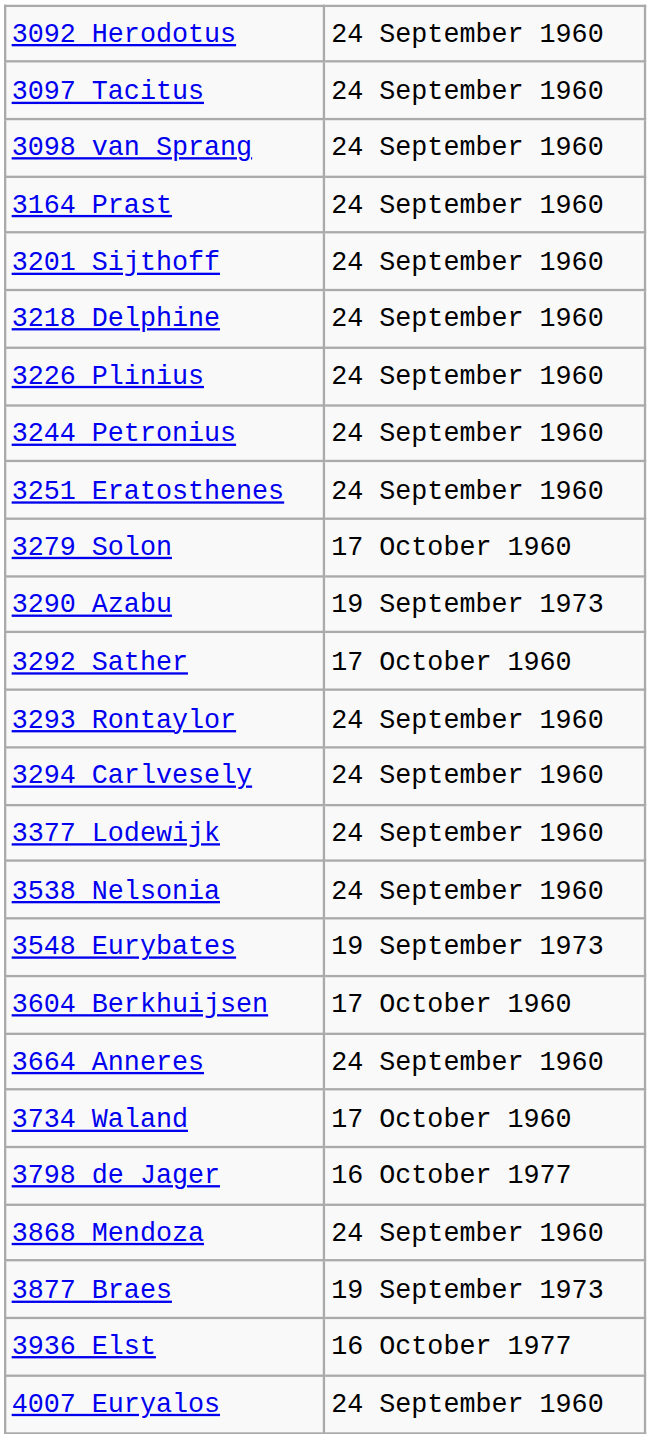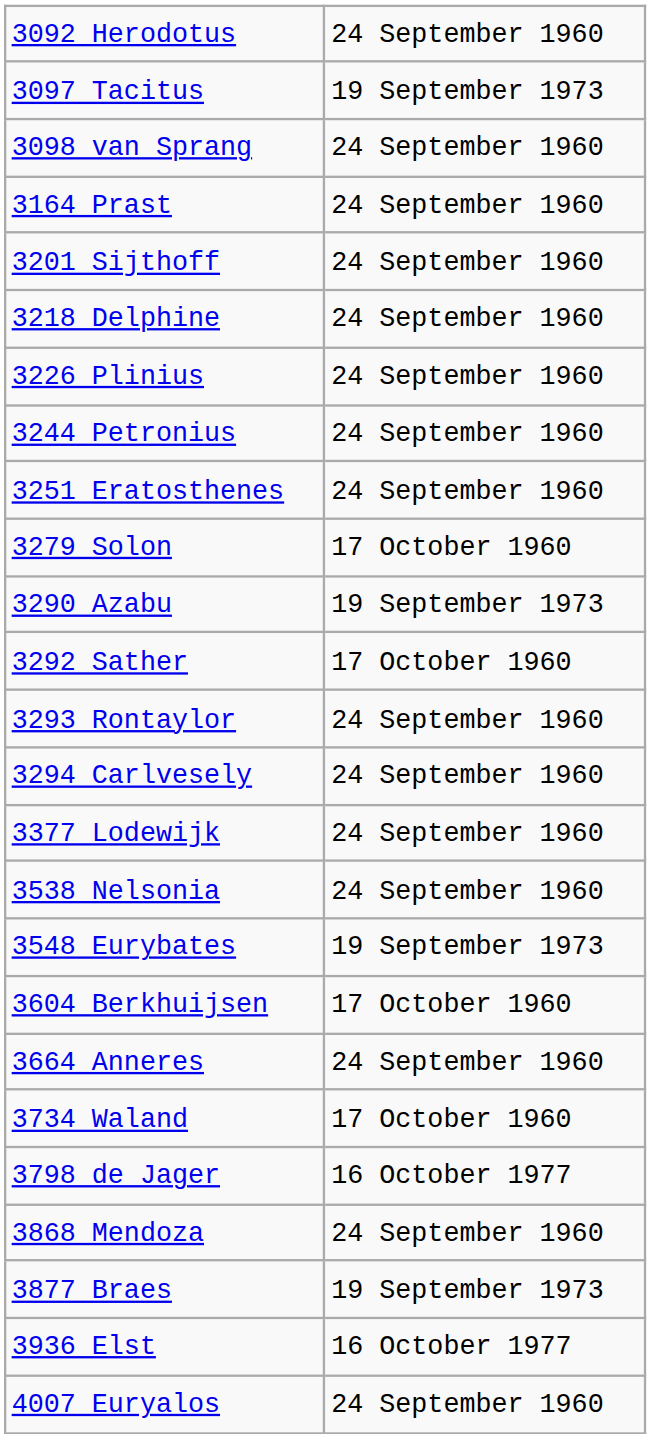(467, 90) 24 September 1960 -> (467, 90) 19 September 1973
